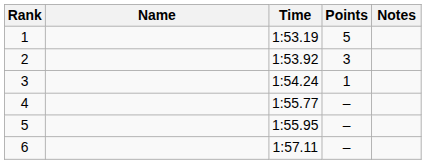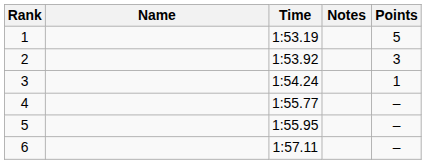columns swapped: (347, 15) <-> (397, 15)
